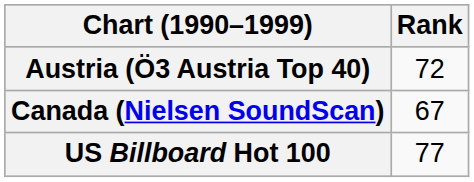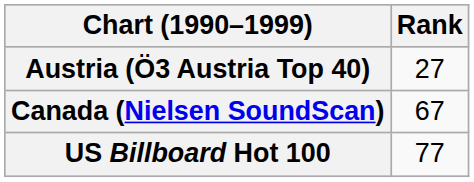(430, 68) 72 -> (430, 68) 27
